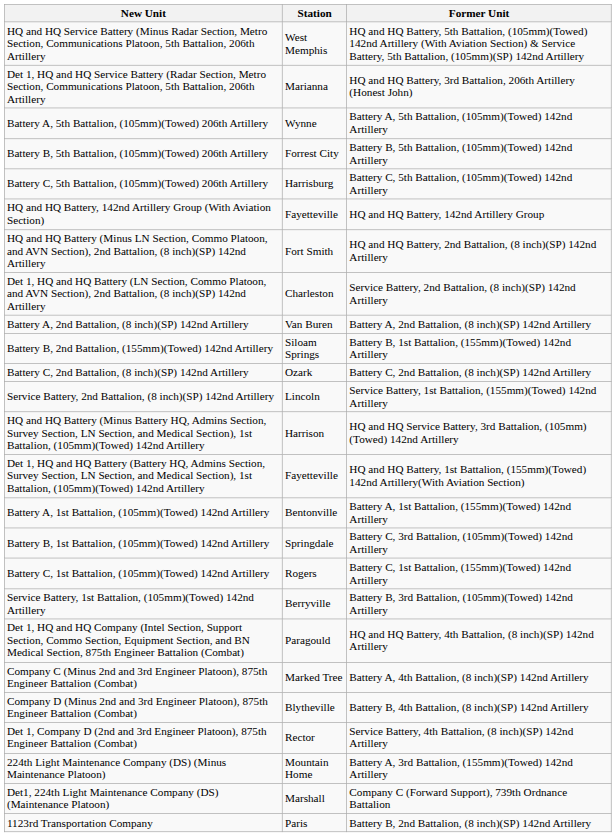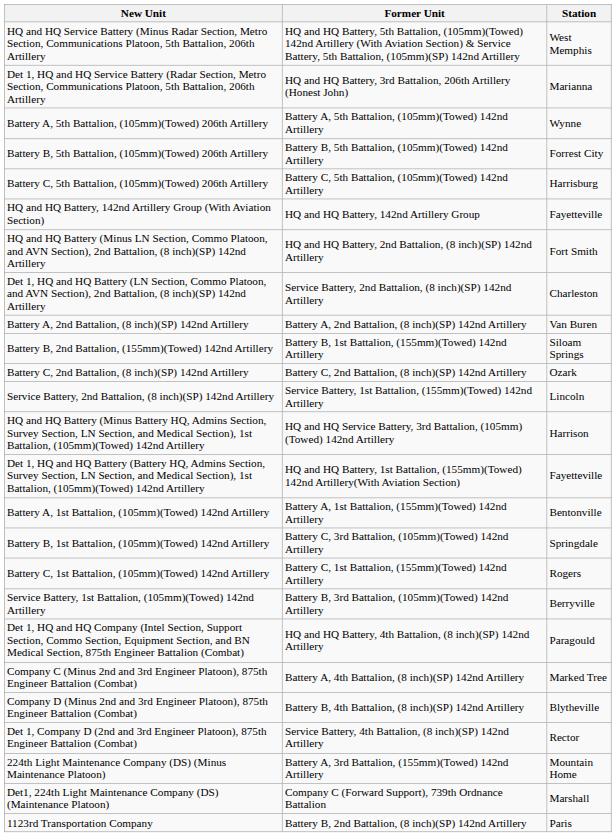columns swapped: (479, 13) <-> (315, 13)
